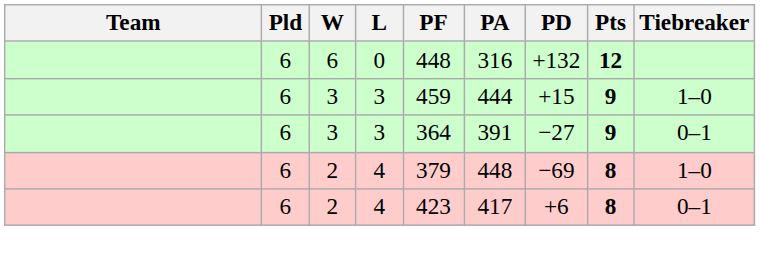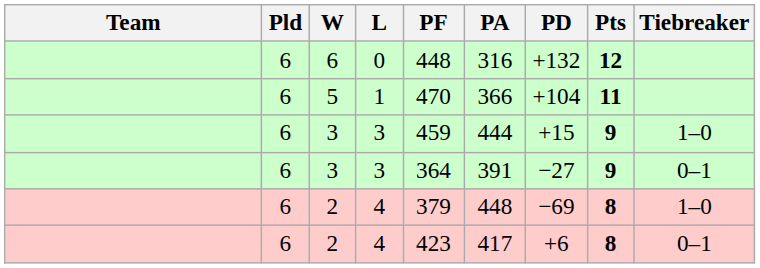+ row: (332, 96)
